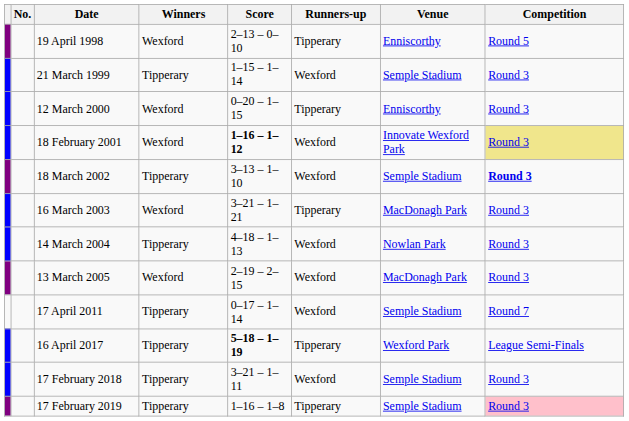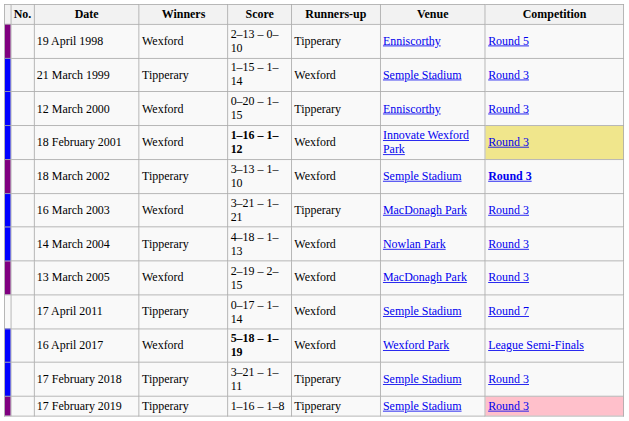(165, 345) Tipperary -> (163, 345) Wexford
(318, 345) Tipperary -> (315, 345) Wexford
(315, 379) Wexford -> (318, 379) Tipperary
